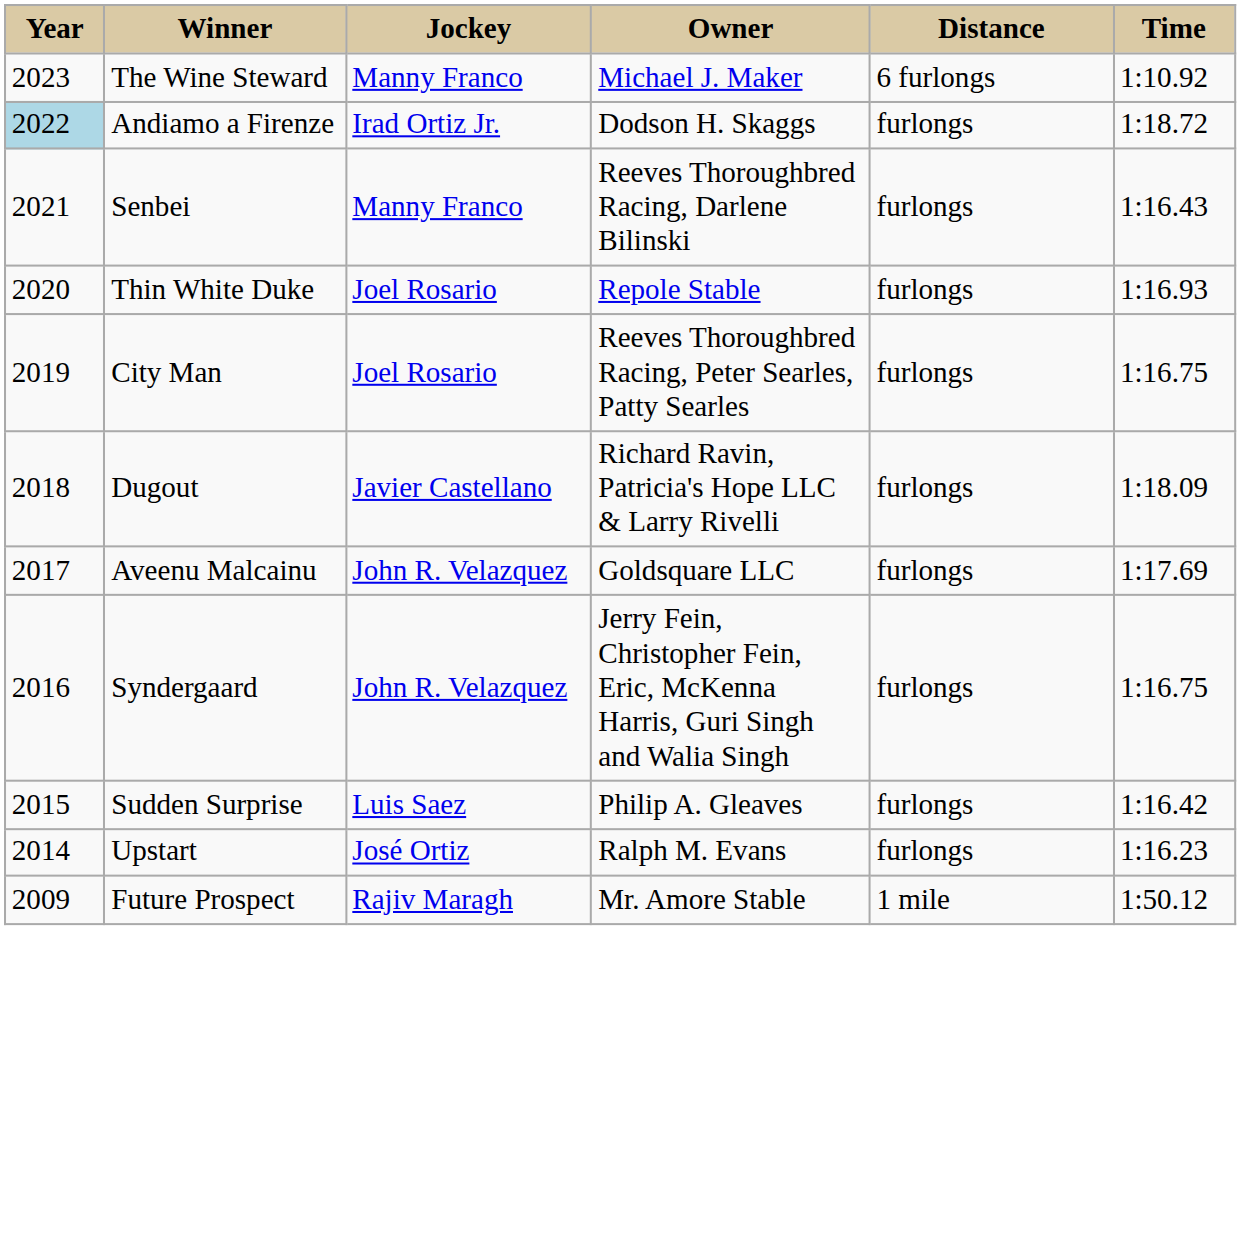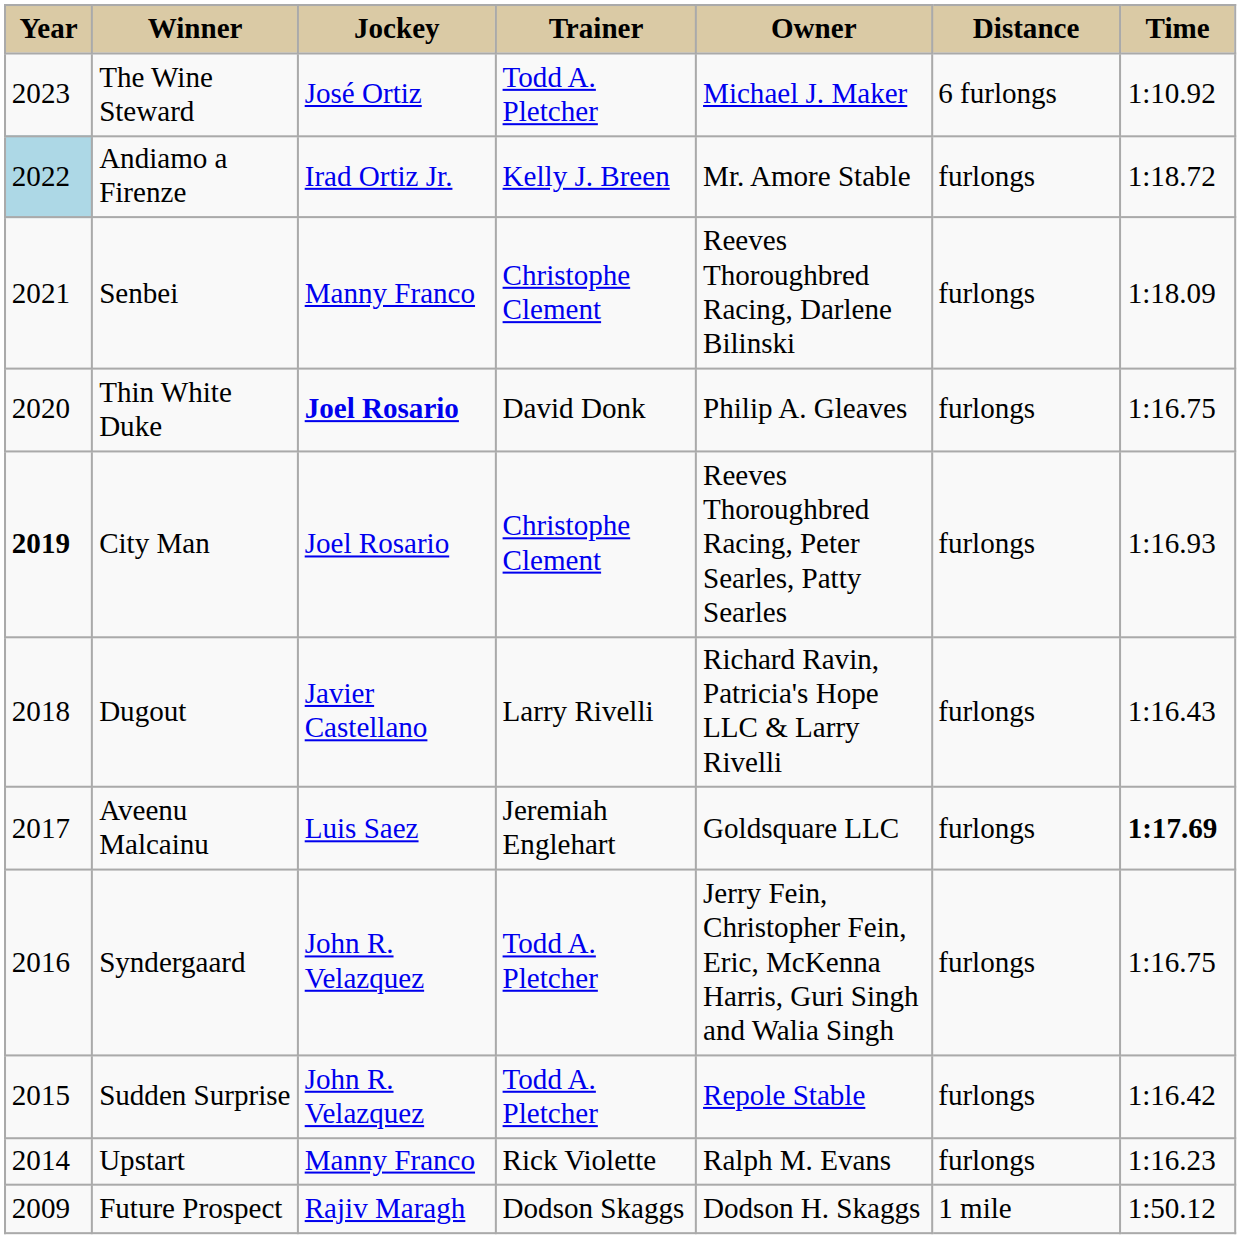+ column: (596, 28)
(437, 76) Manny Franco -> (363, 94) José Ortiz
(707, 124) Dodson H. Skaggs -> (807, 176) Mr. Amore Stable
(1164, 207) 1:16.43 -> (1172, 292) 1:18.09
(425, 289) normal -> (382, 409) bold
(679, 289) Repole Stable -> (805, 409) Philip A. Gleaves
(1164, 289) 1:16.93 -> (1172, 409) 1:16.75
(41, 371) normal -> (41, 543) bold
(1164, 371) 1:16.75 -> (1172, 543) 1:16.93
(1164, 488) 1:18.09 -> (1172, 711) 1:16.43
(460, 570) John R. Velazquez -> (362, 828) Luis Saez
(1164, 570) normal -> (1172, 828) bold
(409, 804) Luis Saez -> (364, 1095) John R. Velazquez
(700, 804) Philip A. Gleaves -> (784, 1095) Repole Stable
(411, 852) José Ortiz -> (390, 1161) Manny Franco
(702, 900) Mr. Amore Stable -> (812, 1209) Dodson H. Skaggs
